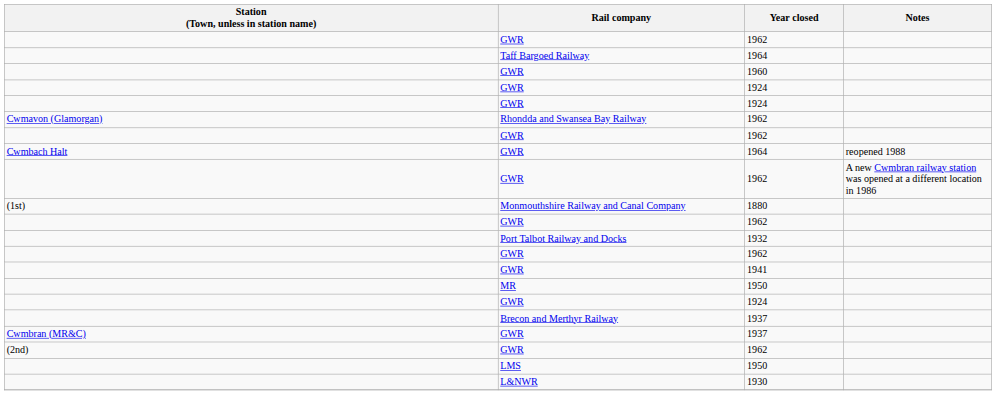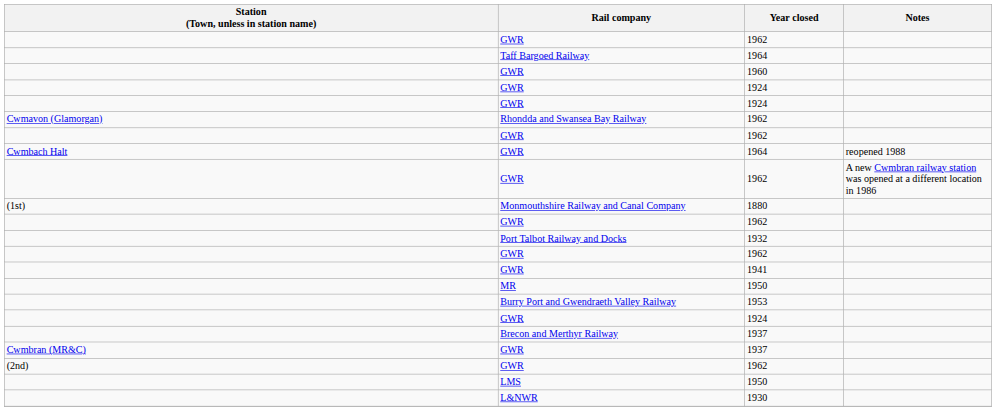+ row: (588, 302)
